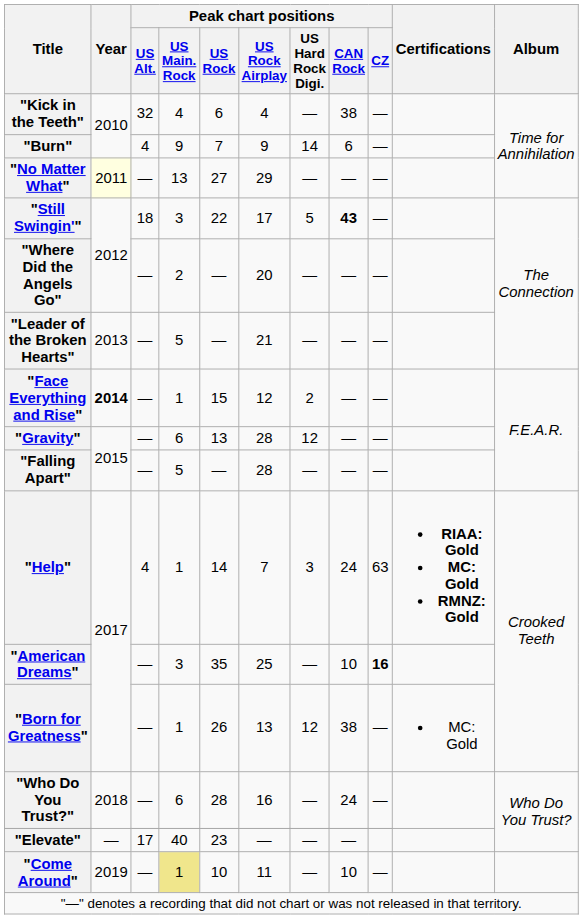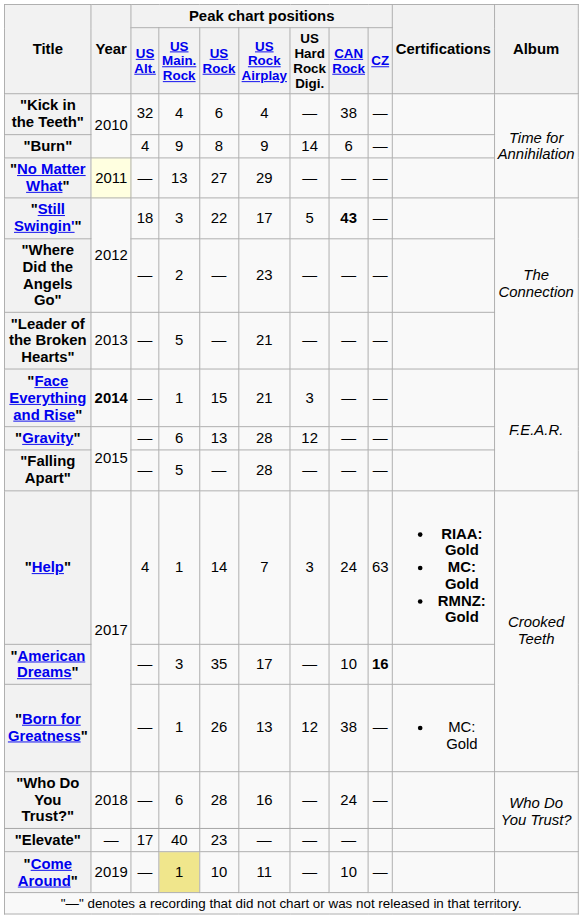(219, 146) 7 -> (219, 146) 8
(264, 275) 20 -> (264, 275) 23
(264, 397) 12 -> (264, 397) 21
(310, 397) 2 -> (310, 397) 3
(264, 664) 25 -> (264, 664) 17
